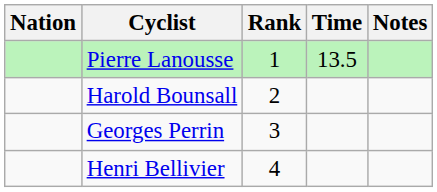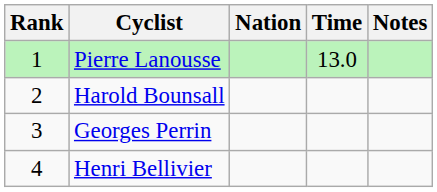columns swapped: (275, 22) <-> (43, 22)
(337, 58) 13.5 -> (337, 58) 13.0
